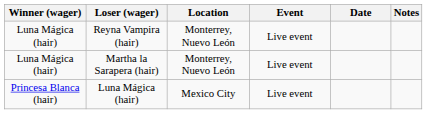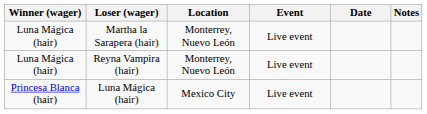rows swapped: (127, 36) <-> (127, 65)
